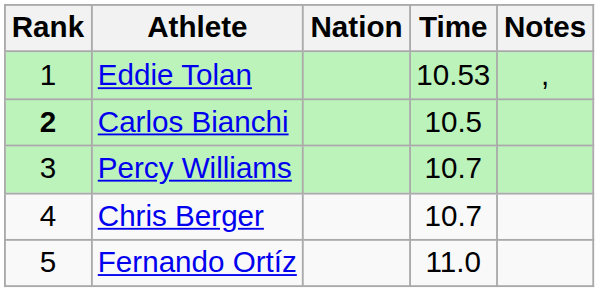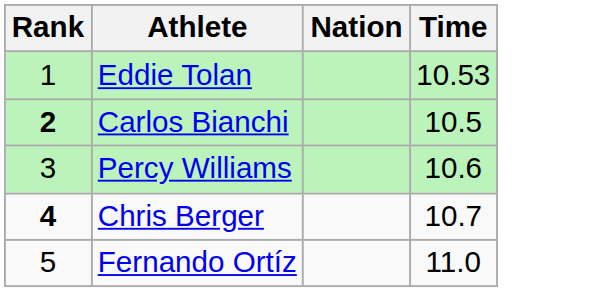- column: (545, 27)
(453, 168) 10.7 -> (453, 168) 10.6
(48, 215) normal -> (48, 215) bold
